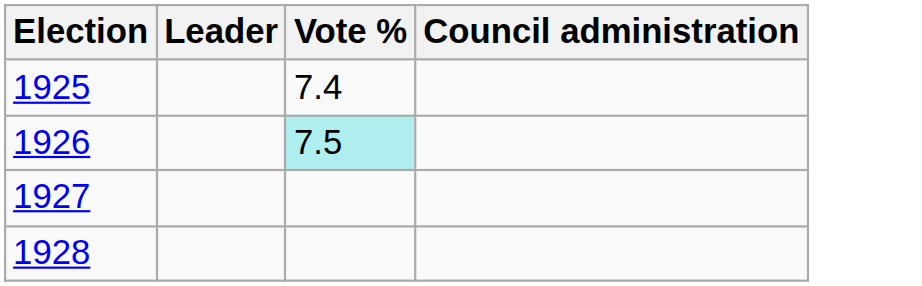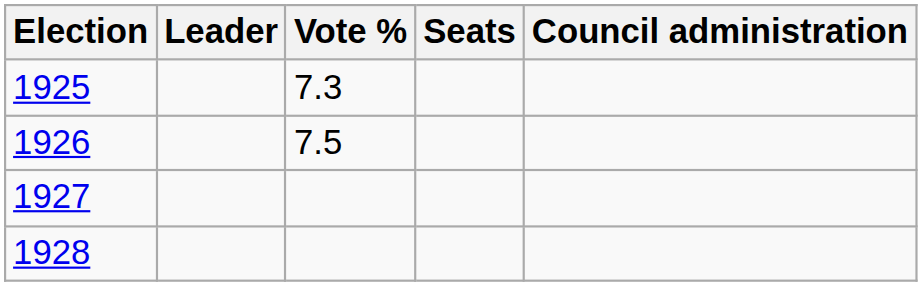+ column: (470, 32)
(318, 87) 7.4 -> (318, 87) 7.3
(318, 142) paleturquoise background -> (318, 142) no background
